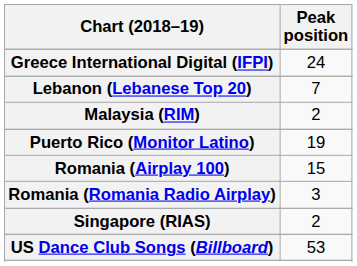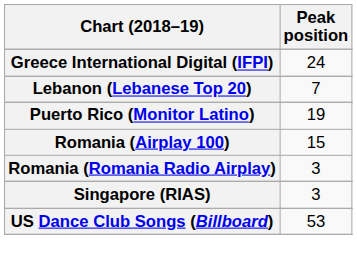- row: (142, 115)
(316, 221) 2 -> (316, 194) 3
